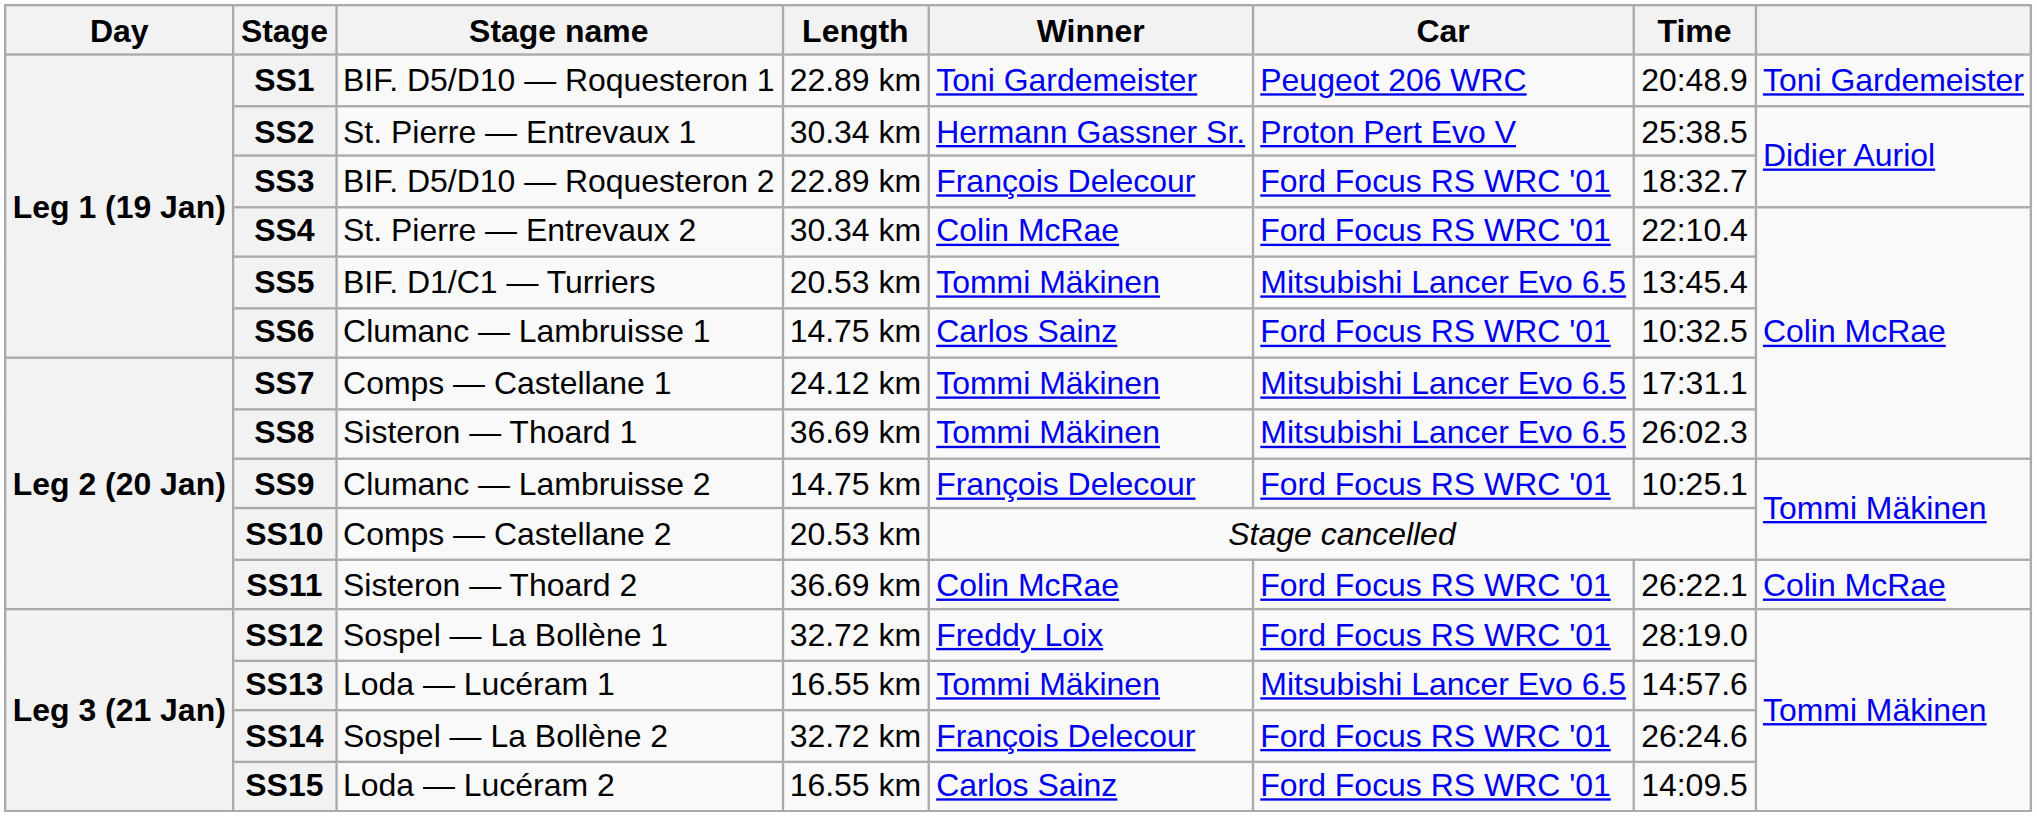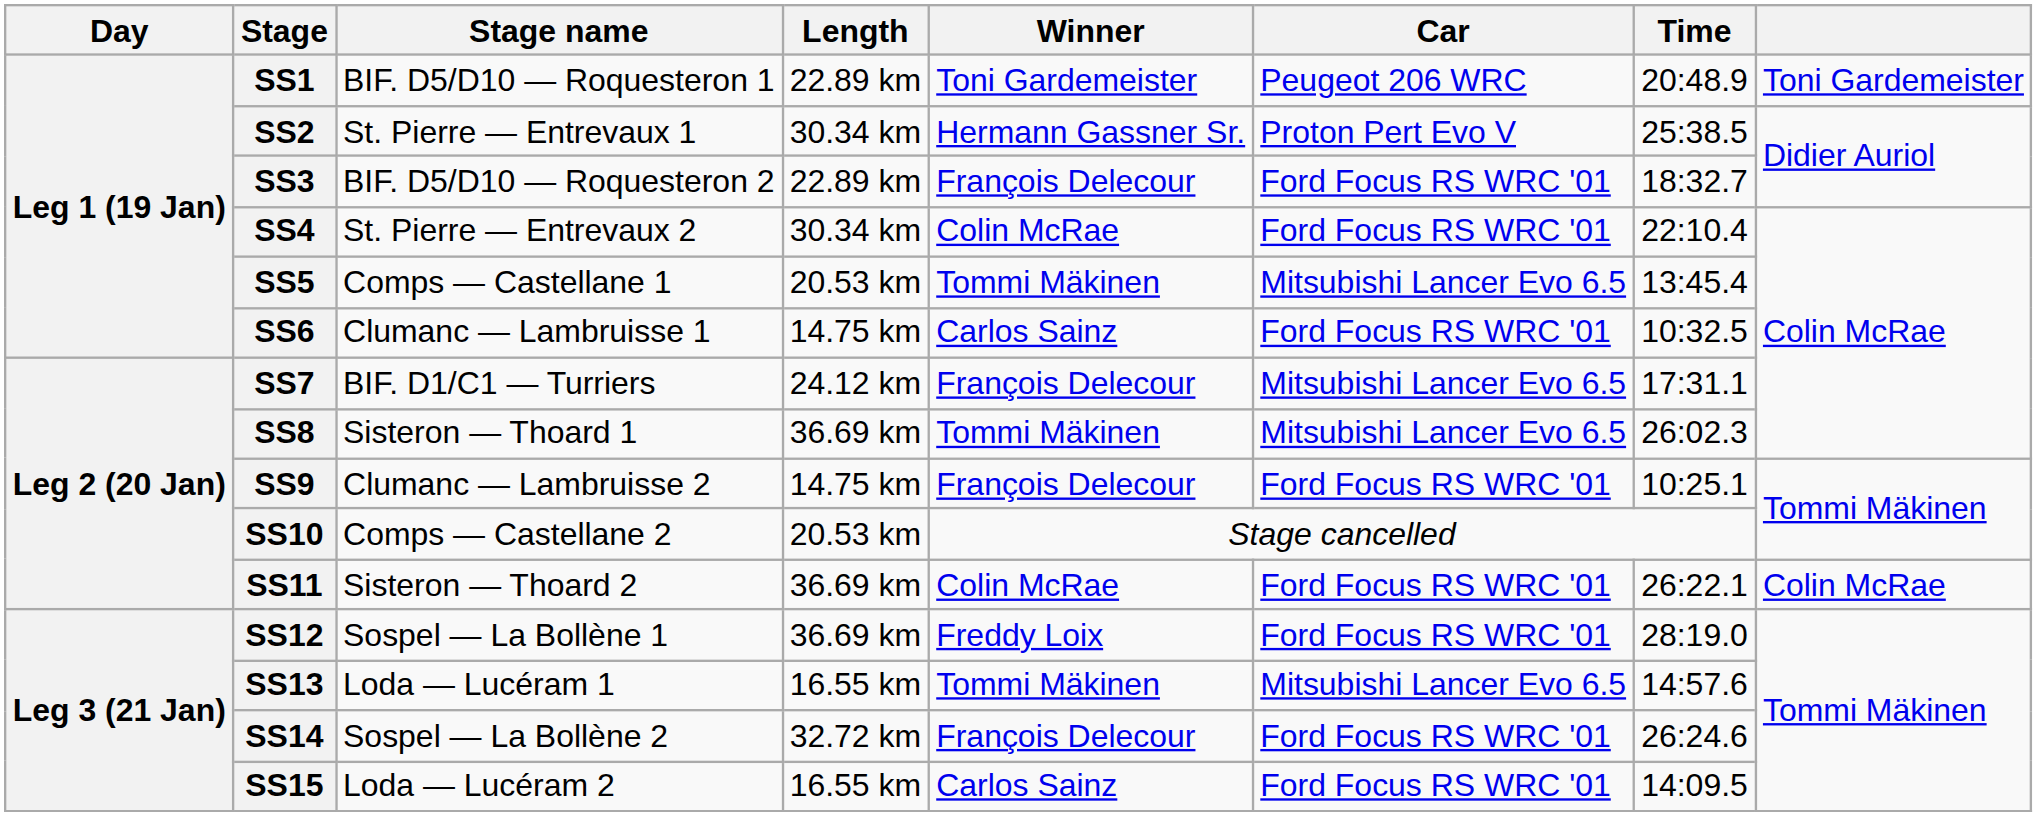(499, 282) BIF. D1/C1 — Turriers -> (507, 282) Comps — Castellane 1
(507, 383) Comps — Castellane 1 -> (499, 383) BIF. D1/C1 — Turriers
(1048, 383) Tommi Mäkinen -> (1066, 383) François Delecour
(855, 634) 32.72 km -> (855, 634) 36.69 km
